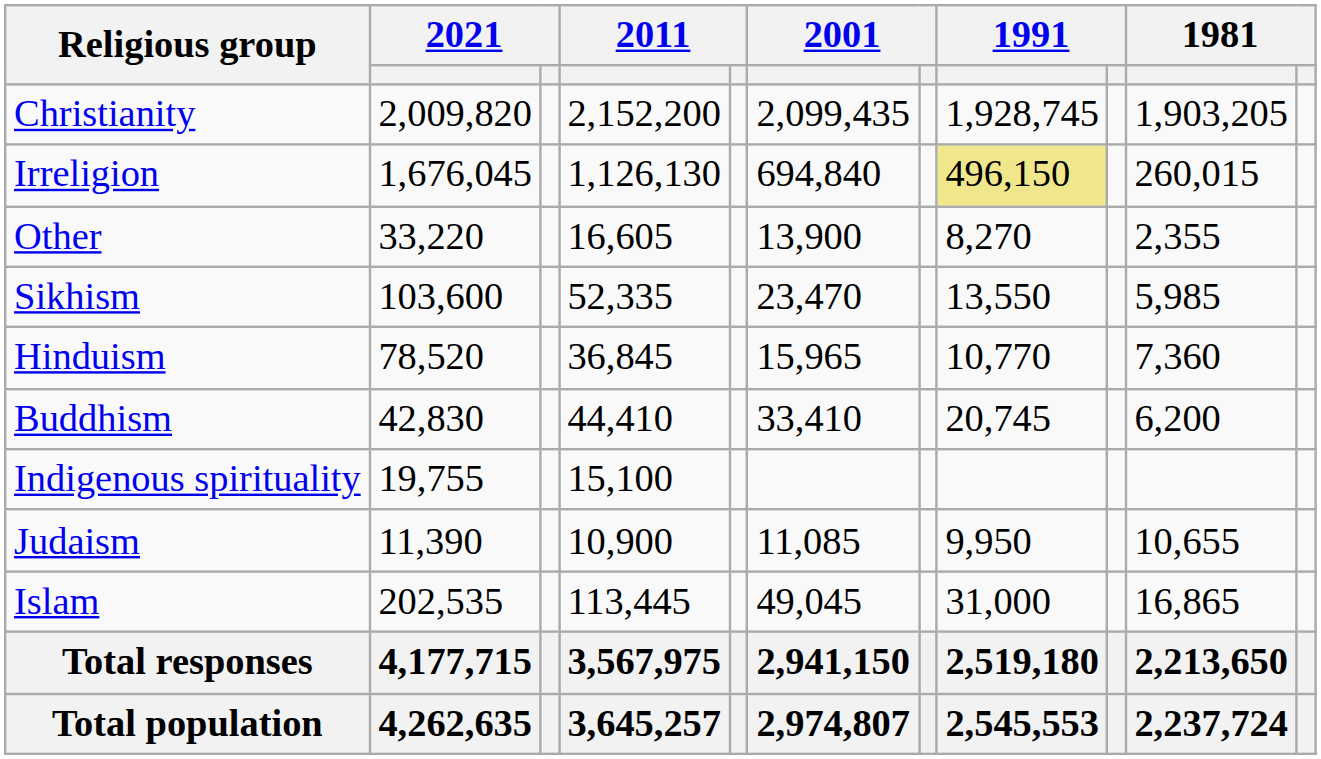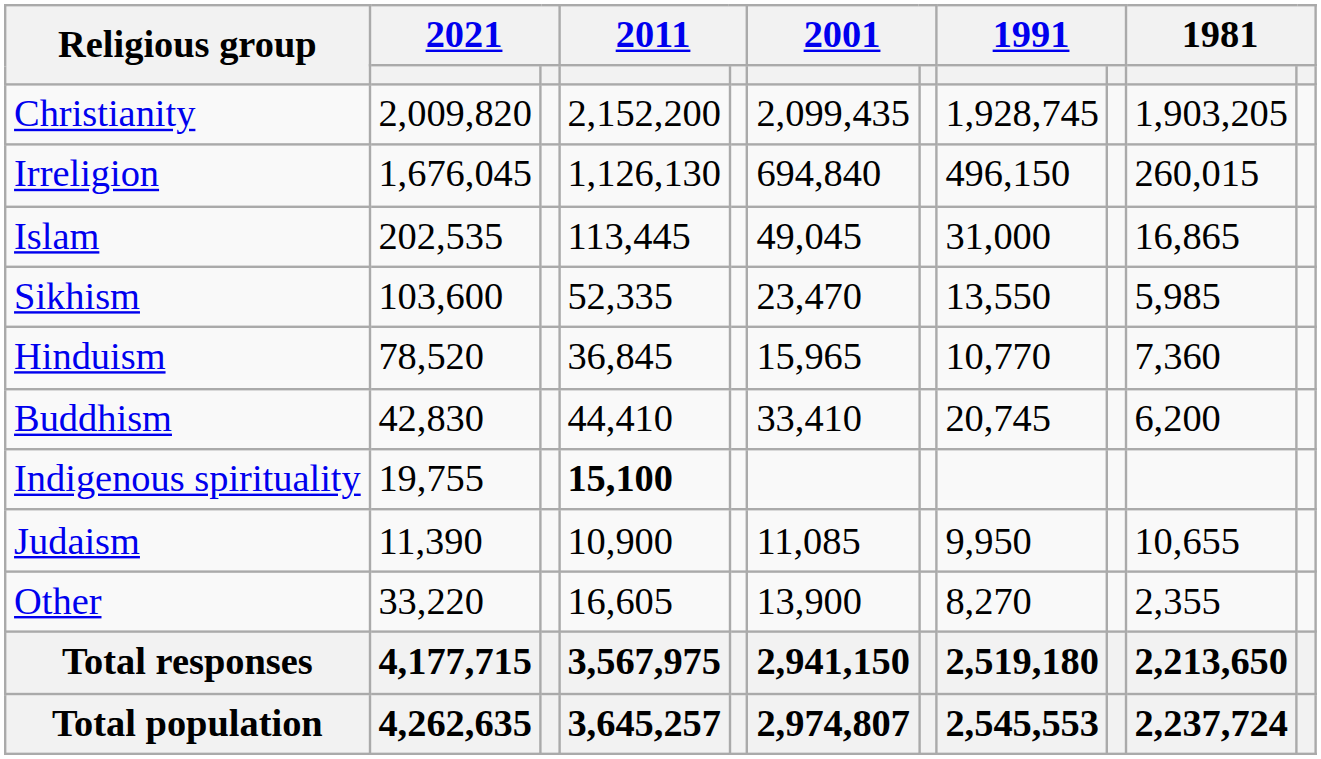(1008, 174) khaki background -> (1008, 174) no background
rows swapped: (57, 600) <-> (58, 235)
(620, 478) normal -> (620, 478) bold
